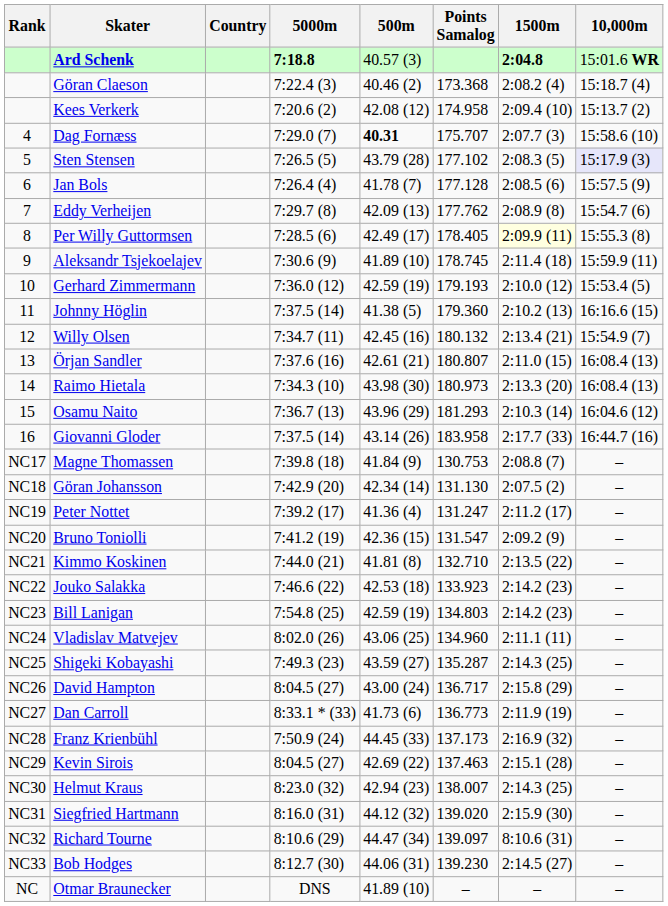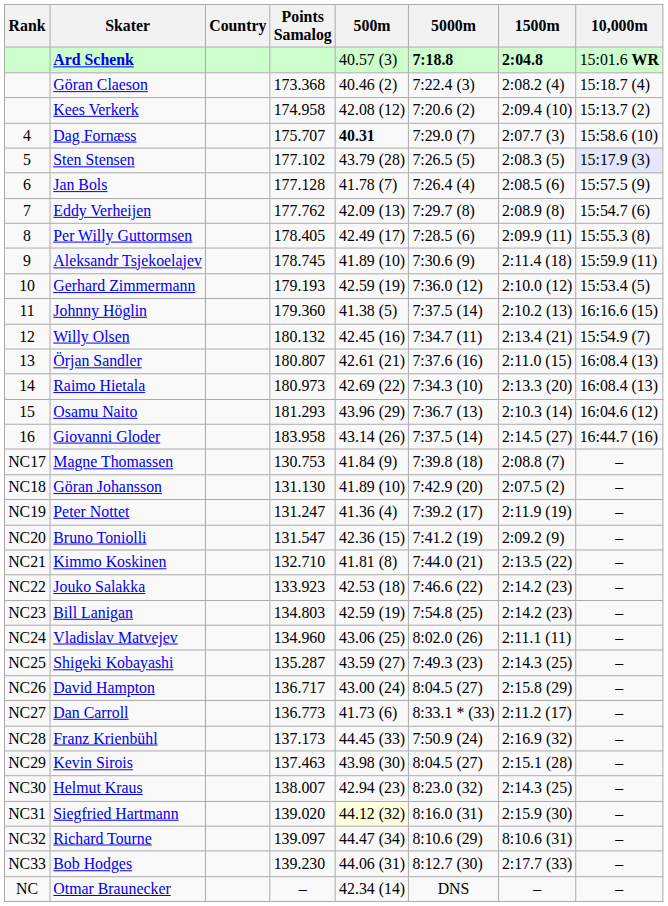columns swapped: (466, 25) <-> (315, 25)
(537, 235) lightyellow background -> (537, 235) no background
(396, 386) 43.98 (30) -> (372, 386) 42.69 (22)
(537, 436) 2:17.7 (33) -> (537, 436) 2:14.5 (27)
(396, 487) 42.34 (14) -> (372, 487) 41.89 (10)
(537, 512) 2:11.2 (17) -> (537, 512) 2:11.9 (19)
(537, 713) 2:11.9 (19) -> (537, 713) 2:11.2 (17)
(396, 763) 42.69 (22) -> (372, 763) 43.98 (30)
(396, 813) no background -> (372, 813) lightyellow background
(537, 863) 2:14.5 (27) -> (537, 863) 2:17.7 (33)
(396, 889) 41.89 (10) -> (372, 889) 42.34 (14)
